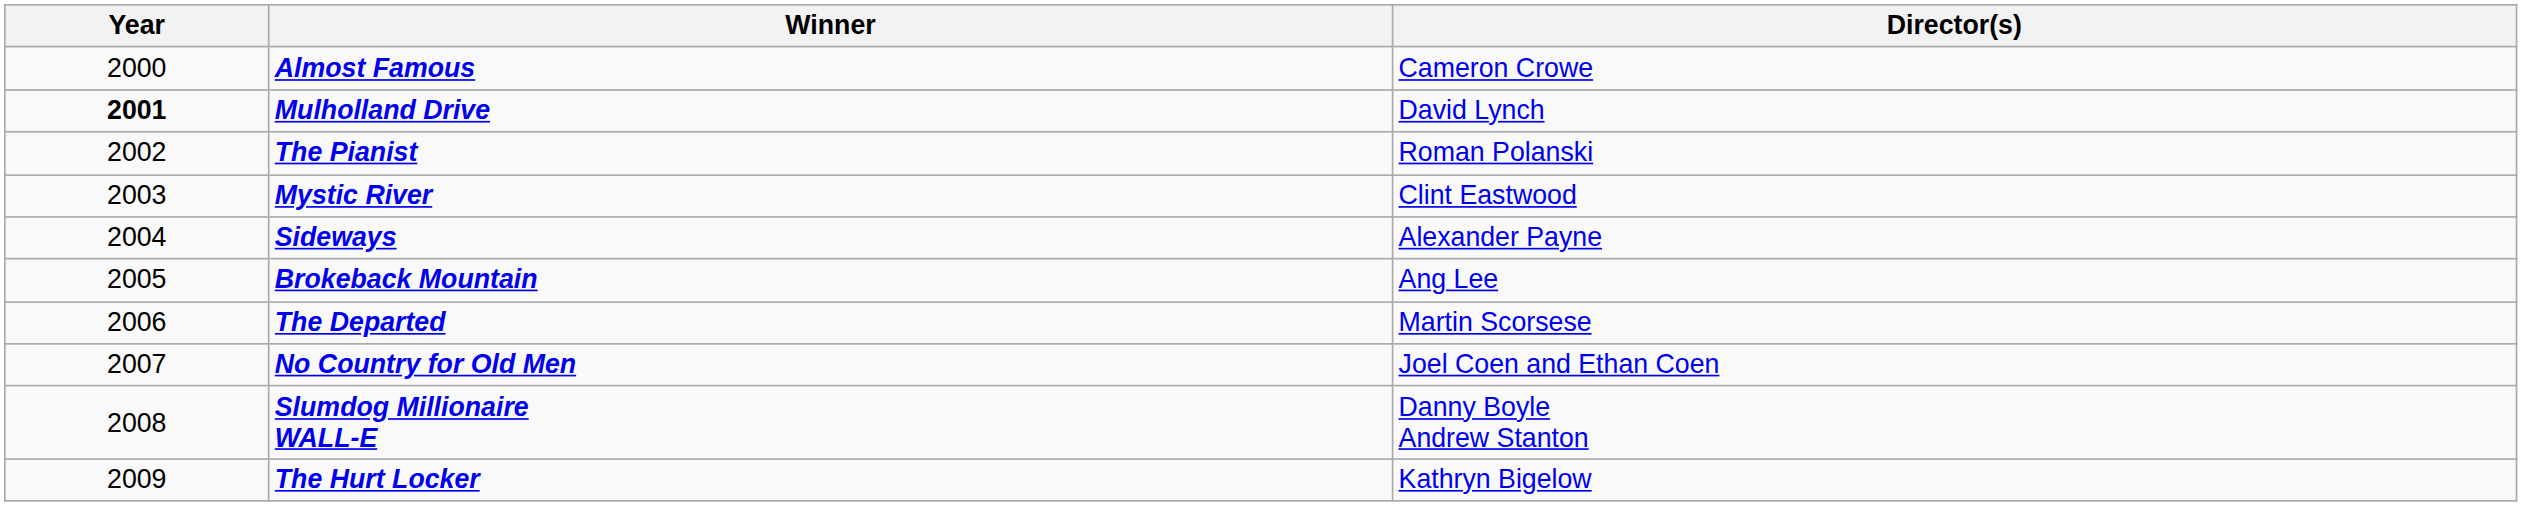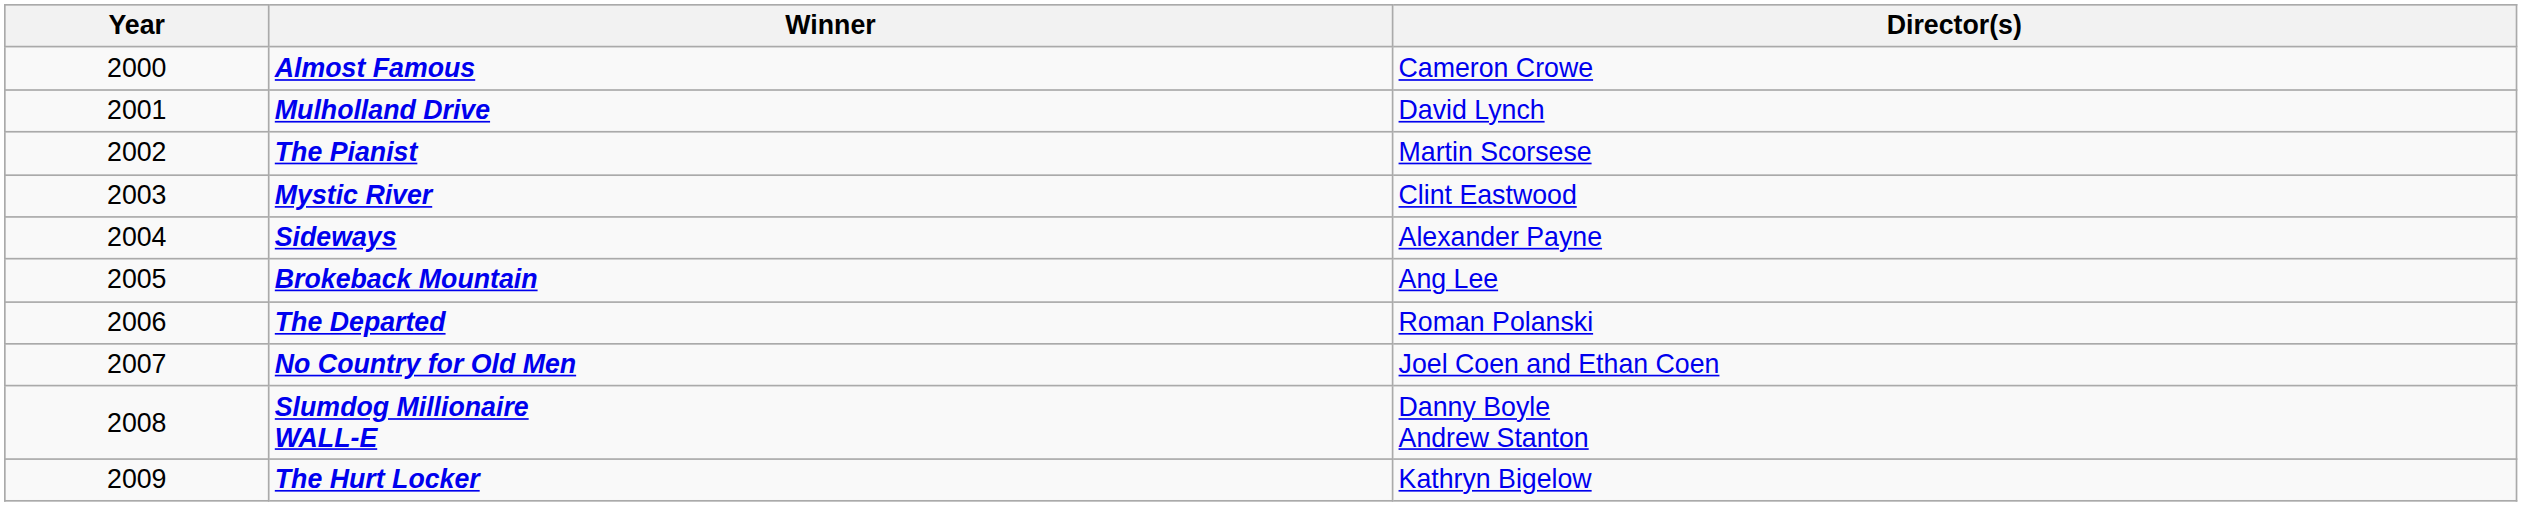(137, 110) bold -> (137, 110) normal
(1496, 152) Roman Polanski -> (1495, 152) Martin Scorsese
(1495, 322) Martin Scorsese -> (1496, 322) Roman Polanski
